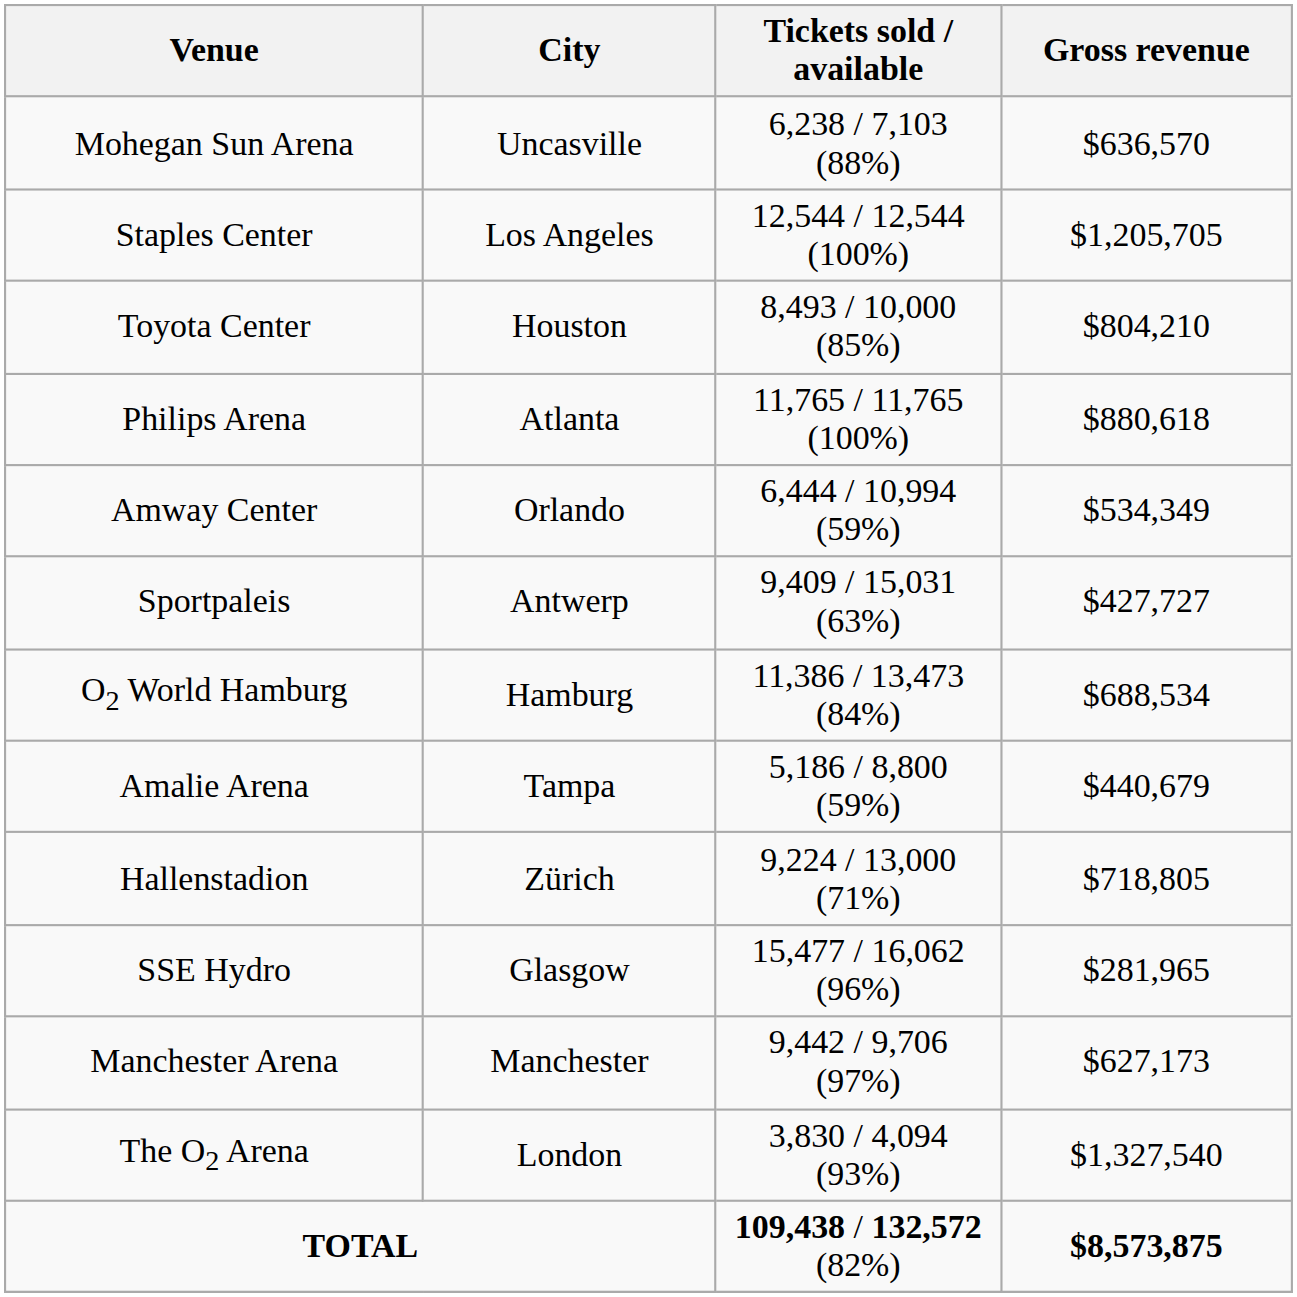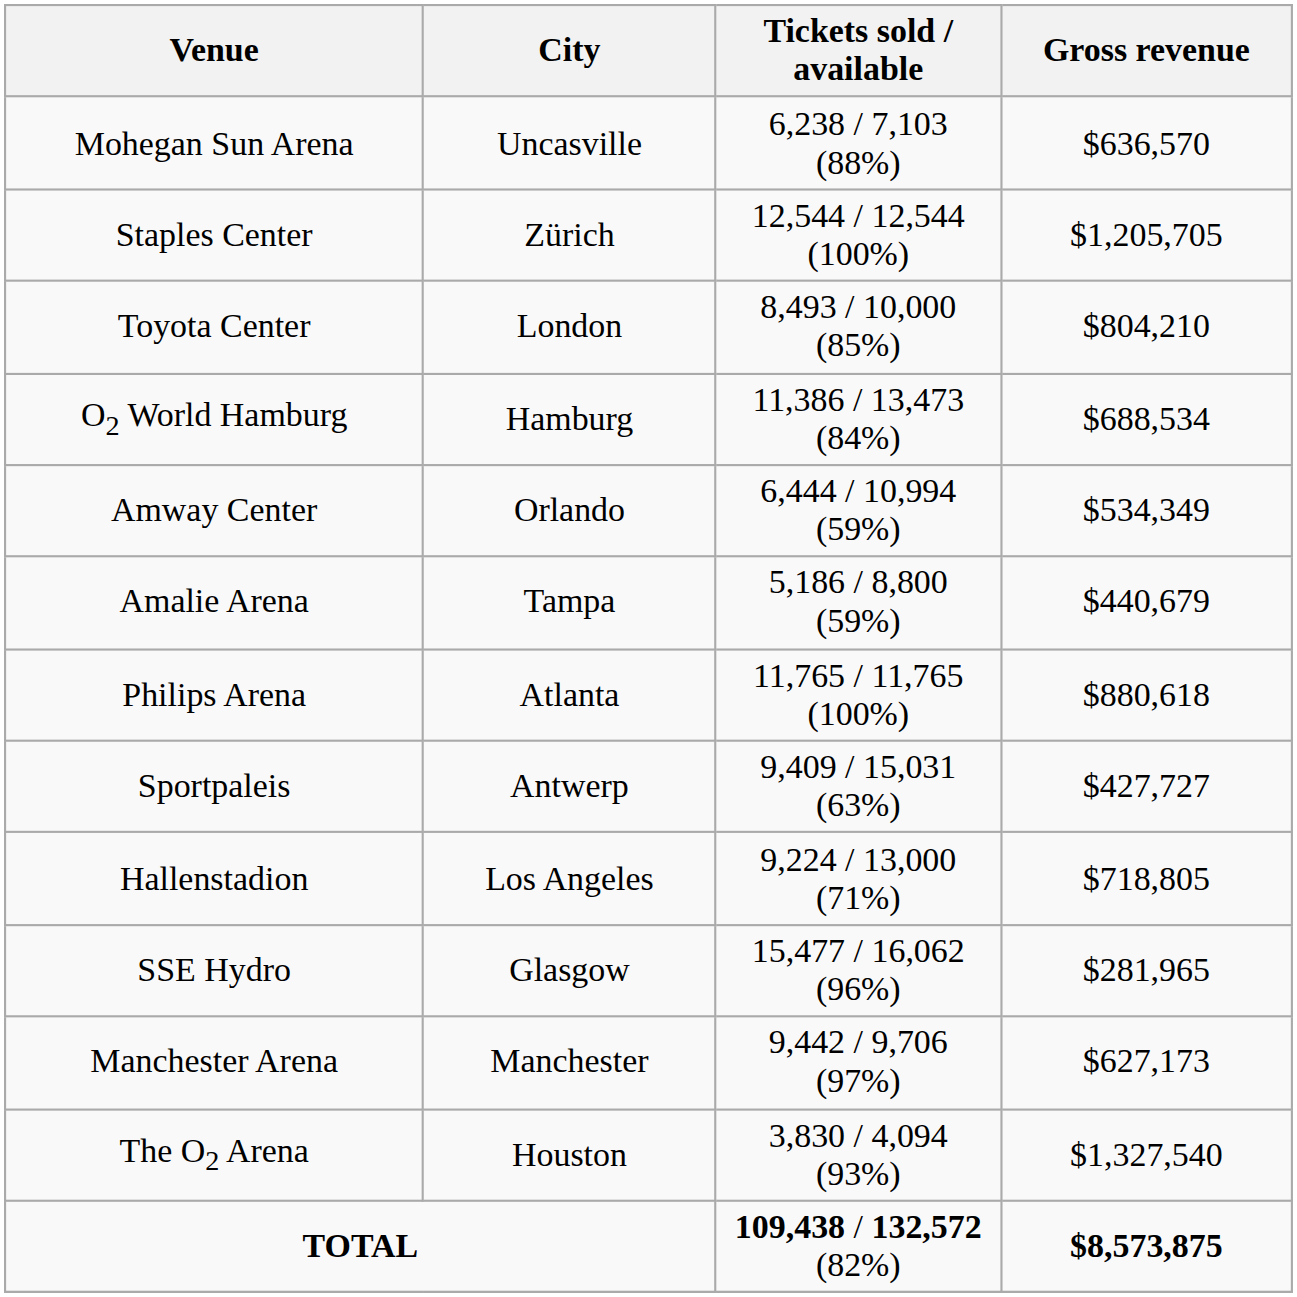(569, 234) Los Angeles -> (569, 234) Zürich
(569, 326) Houston -> (569, 326) London
rows swapped: (214, 418) <-> (214, 694)
rows swapped: (214, 786) <-> (214, 602)
(569, 878) Zürich -> (569, 878) Los Angeles
(569, 1153) London -> (569, 1153) Houston
